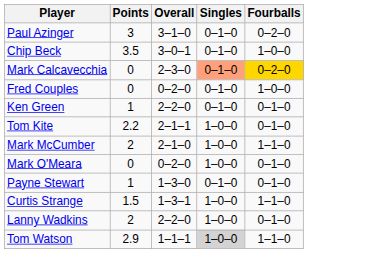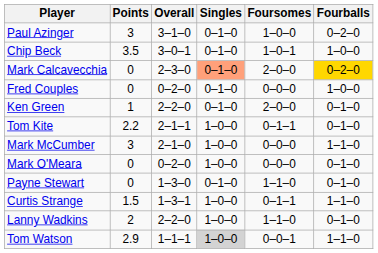+ column: (279, 13)
(131, 145) 2 -> (131, 145) 3
(131, 182) 1 -> (131, 182) 0
